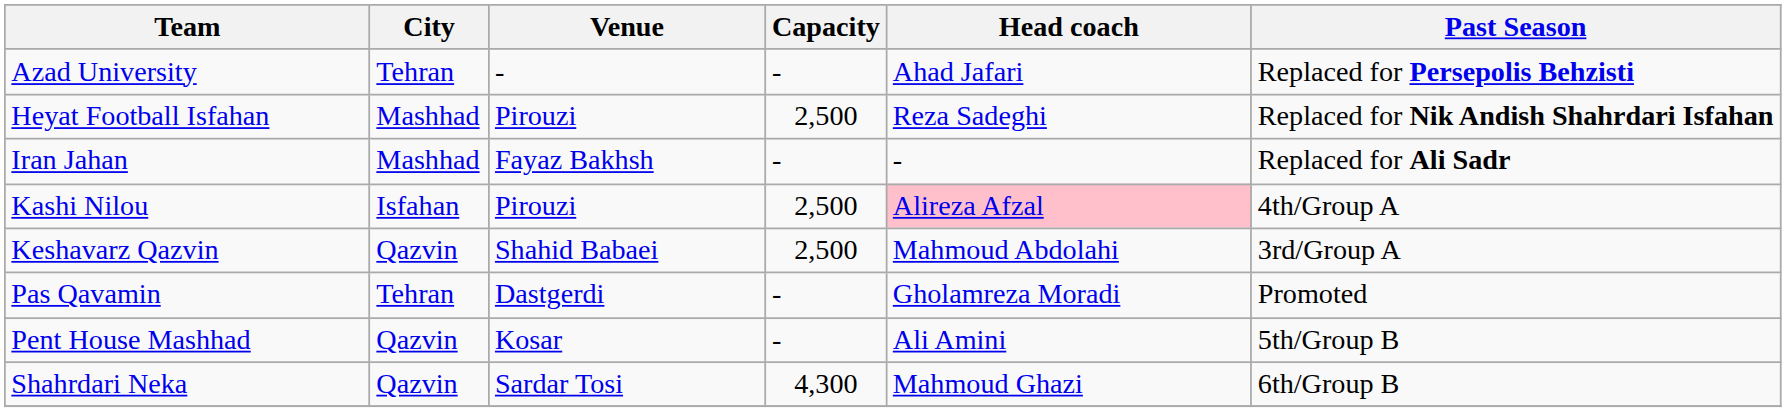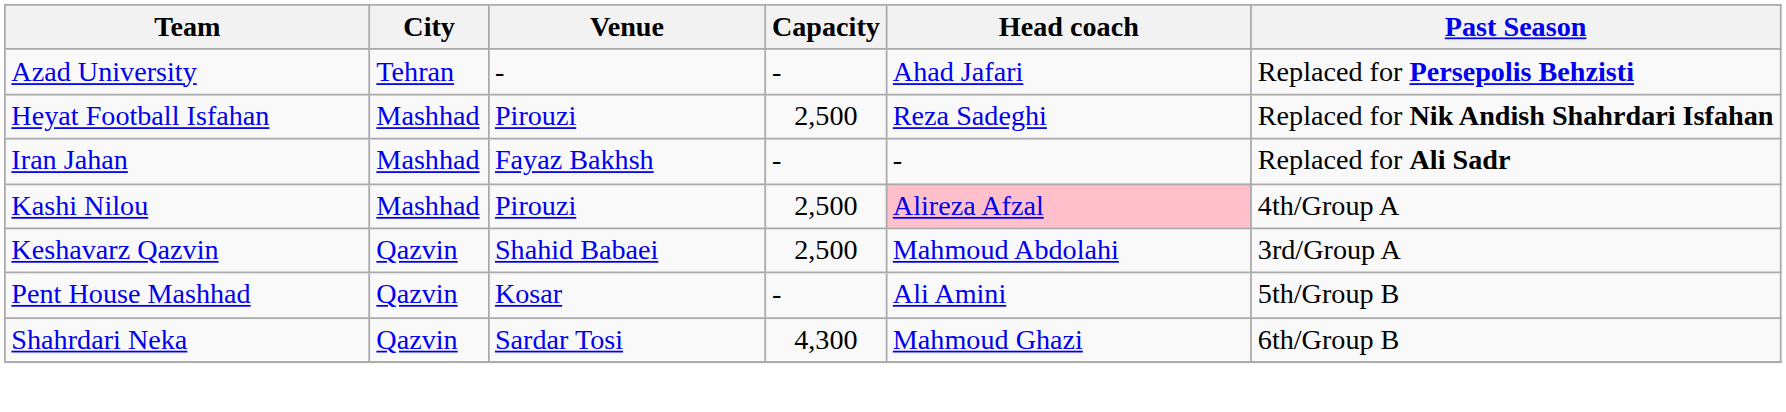(418, 205) Isfahan -> (428, 205) Mashhad
- row: (86, 294)
